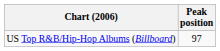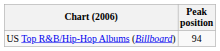(197, 38) 97 -> (197, 38) 94
